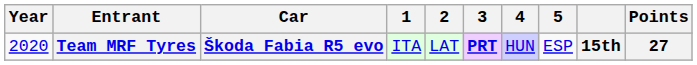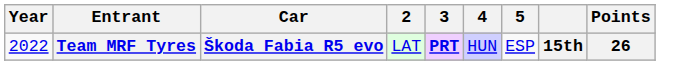- column: (406, 18)
(29, 46) 2020 -> (29, 46) 2022
(659, 46) 27 -> (621, 46) 26
